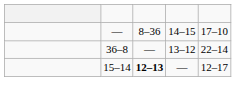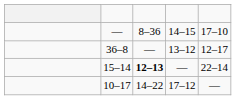(214, 50) 22–14 -> (214, 50) 12–17
(214, 68) 12–17 -> (214, 68) 22–14
+ row: (117, 86)
